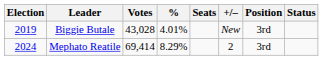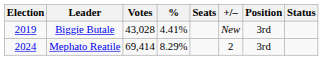(174, 30) 4.01% -> (174, 30) 4.41%
